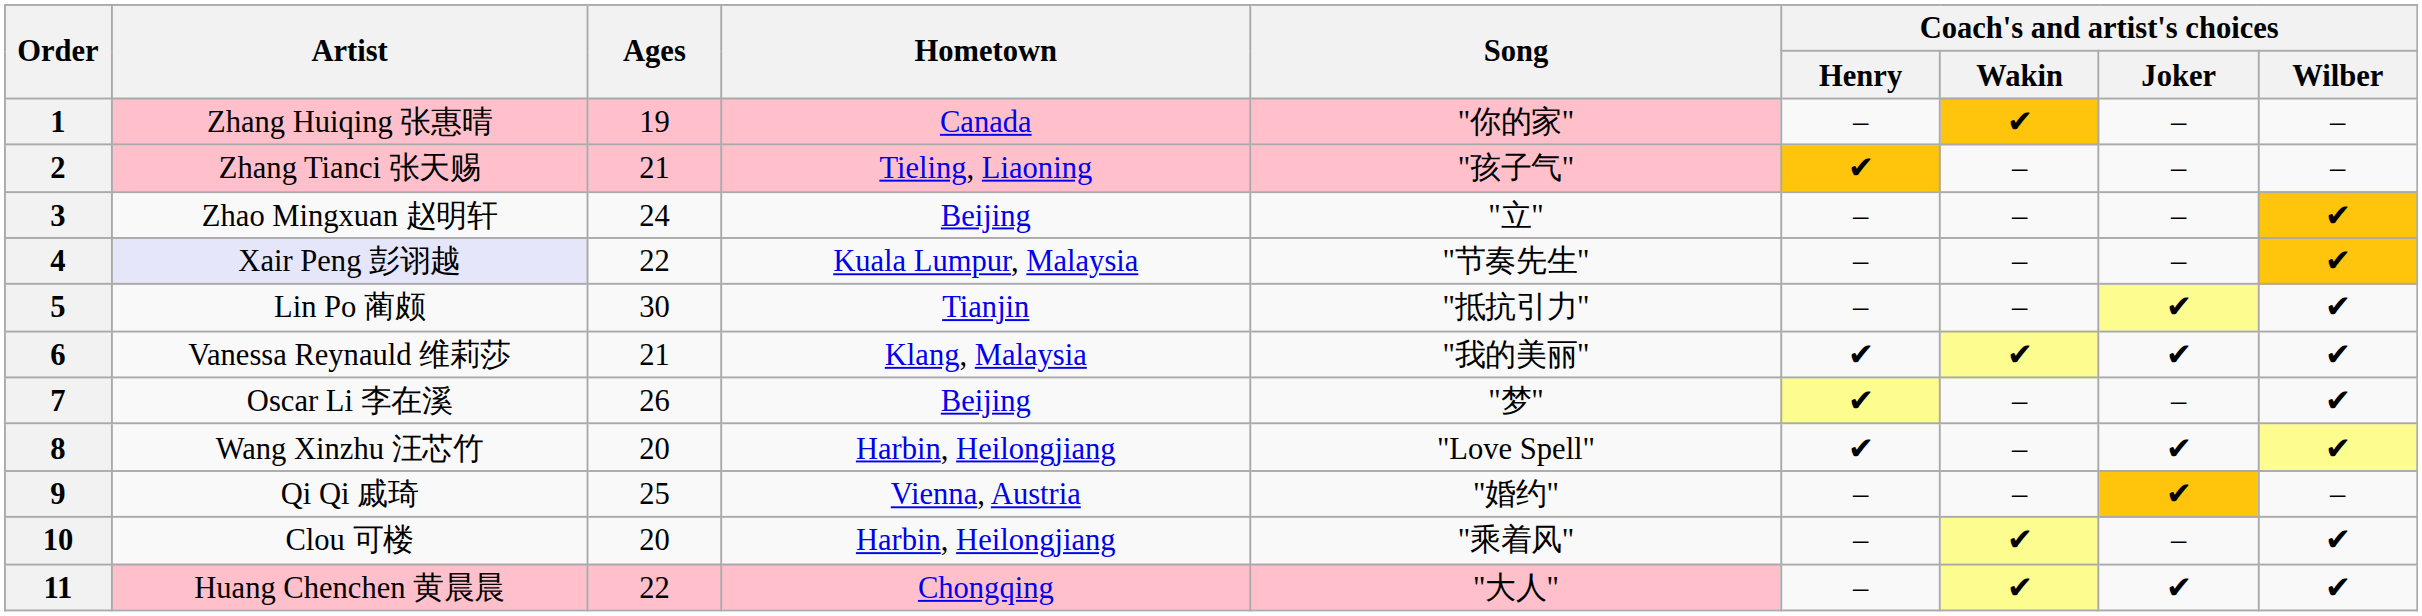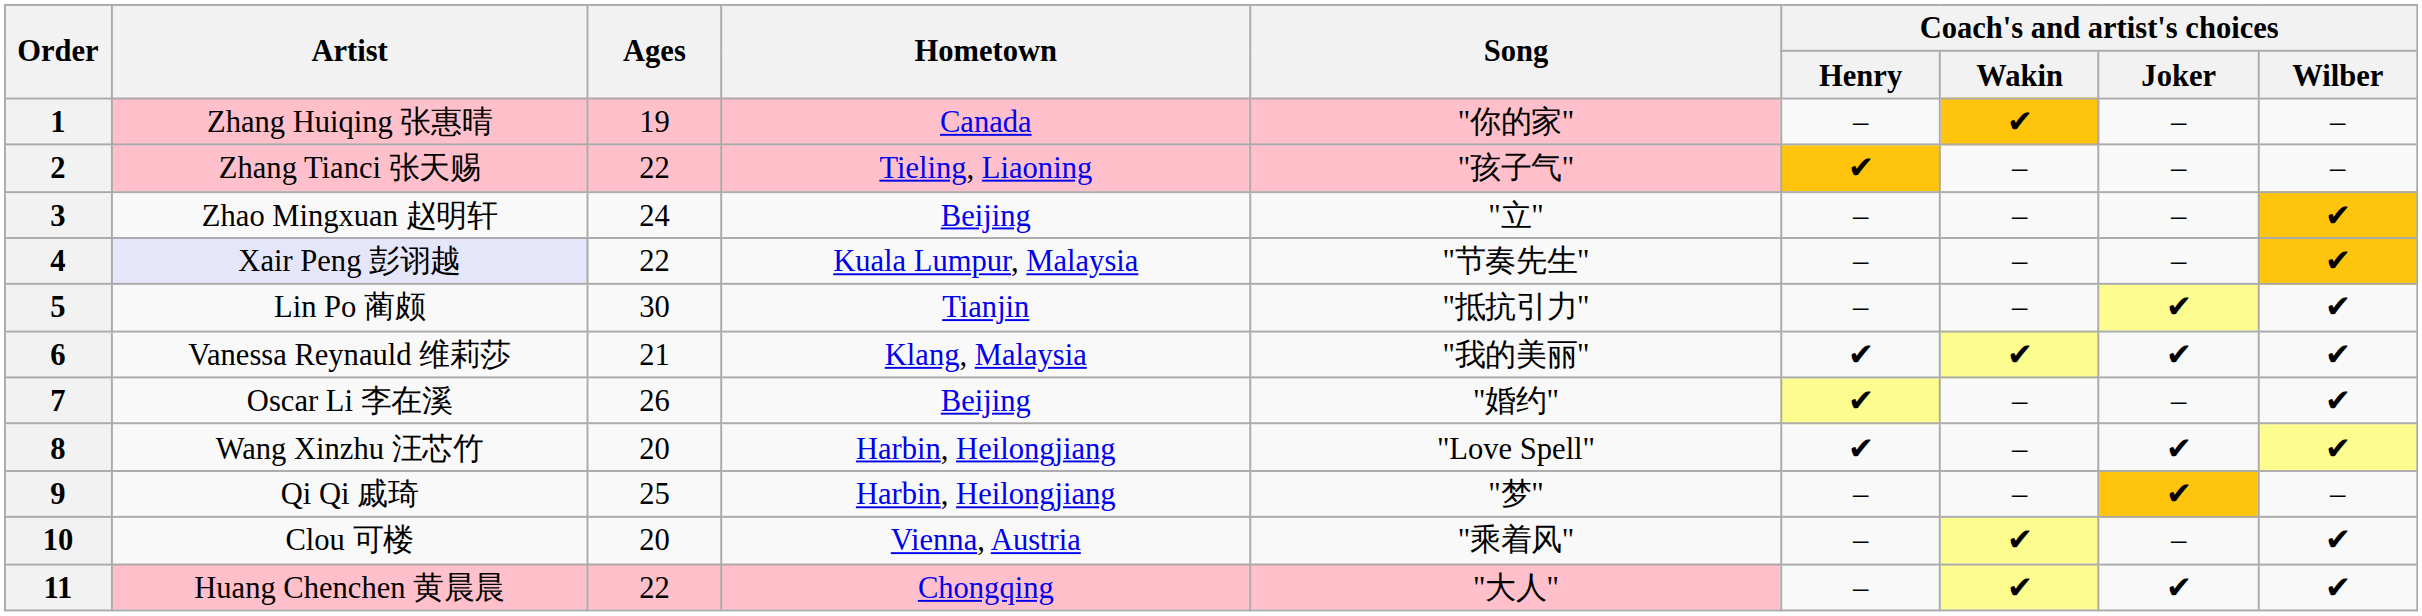(654, 168) 21 -> (654, 168) 22
(1516, 401) "梦" -> (1516, 401) "婚约"
(986, 494) Vienna, Austria -> (986, 494) Harbin, Heilongjiang
(1516, 494) "婚约" -> (1516, 494) "梦"
(986, 540) Harbin, Heilongjiang -> (986, 540) Vienna, Austria
